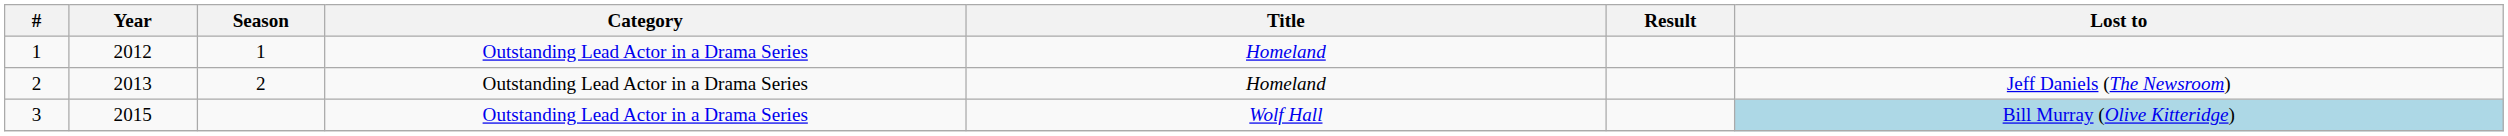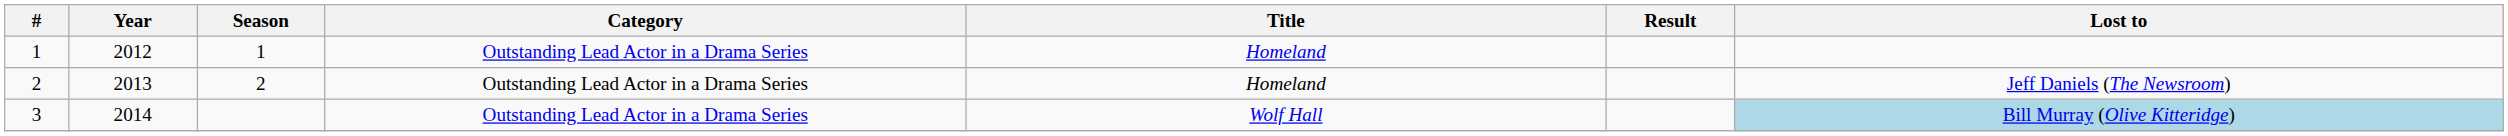(133, 115) 2015 -> (133, 115) 2014
